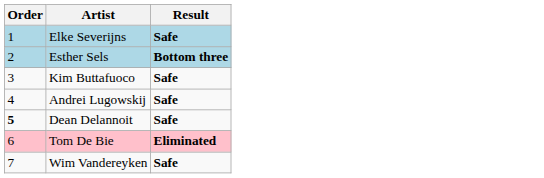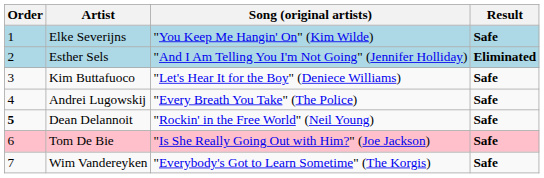+ column: (310, 15)
(191, 57) Bottom three -> (505, 57) Eliminated
(185, 141) Eliminated -> (486, 141) Safe
